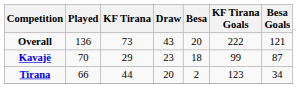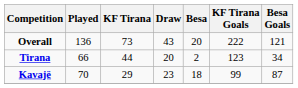rows swapped: (35, 74) <-> (35, 58)
